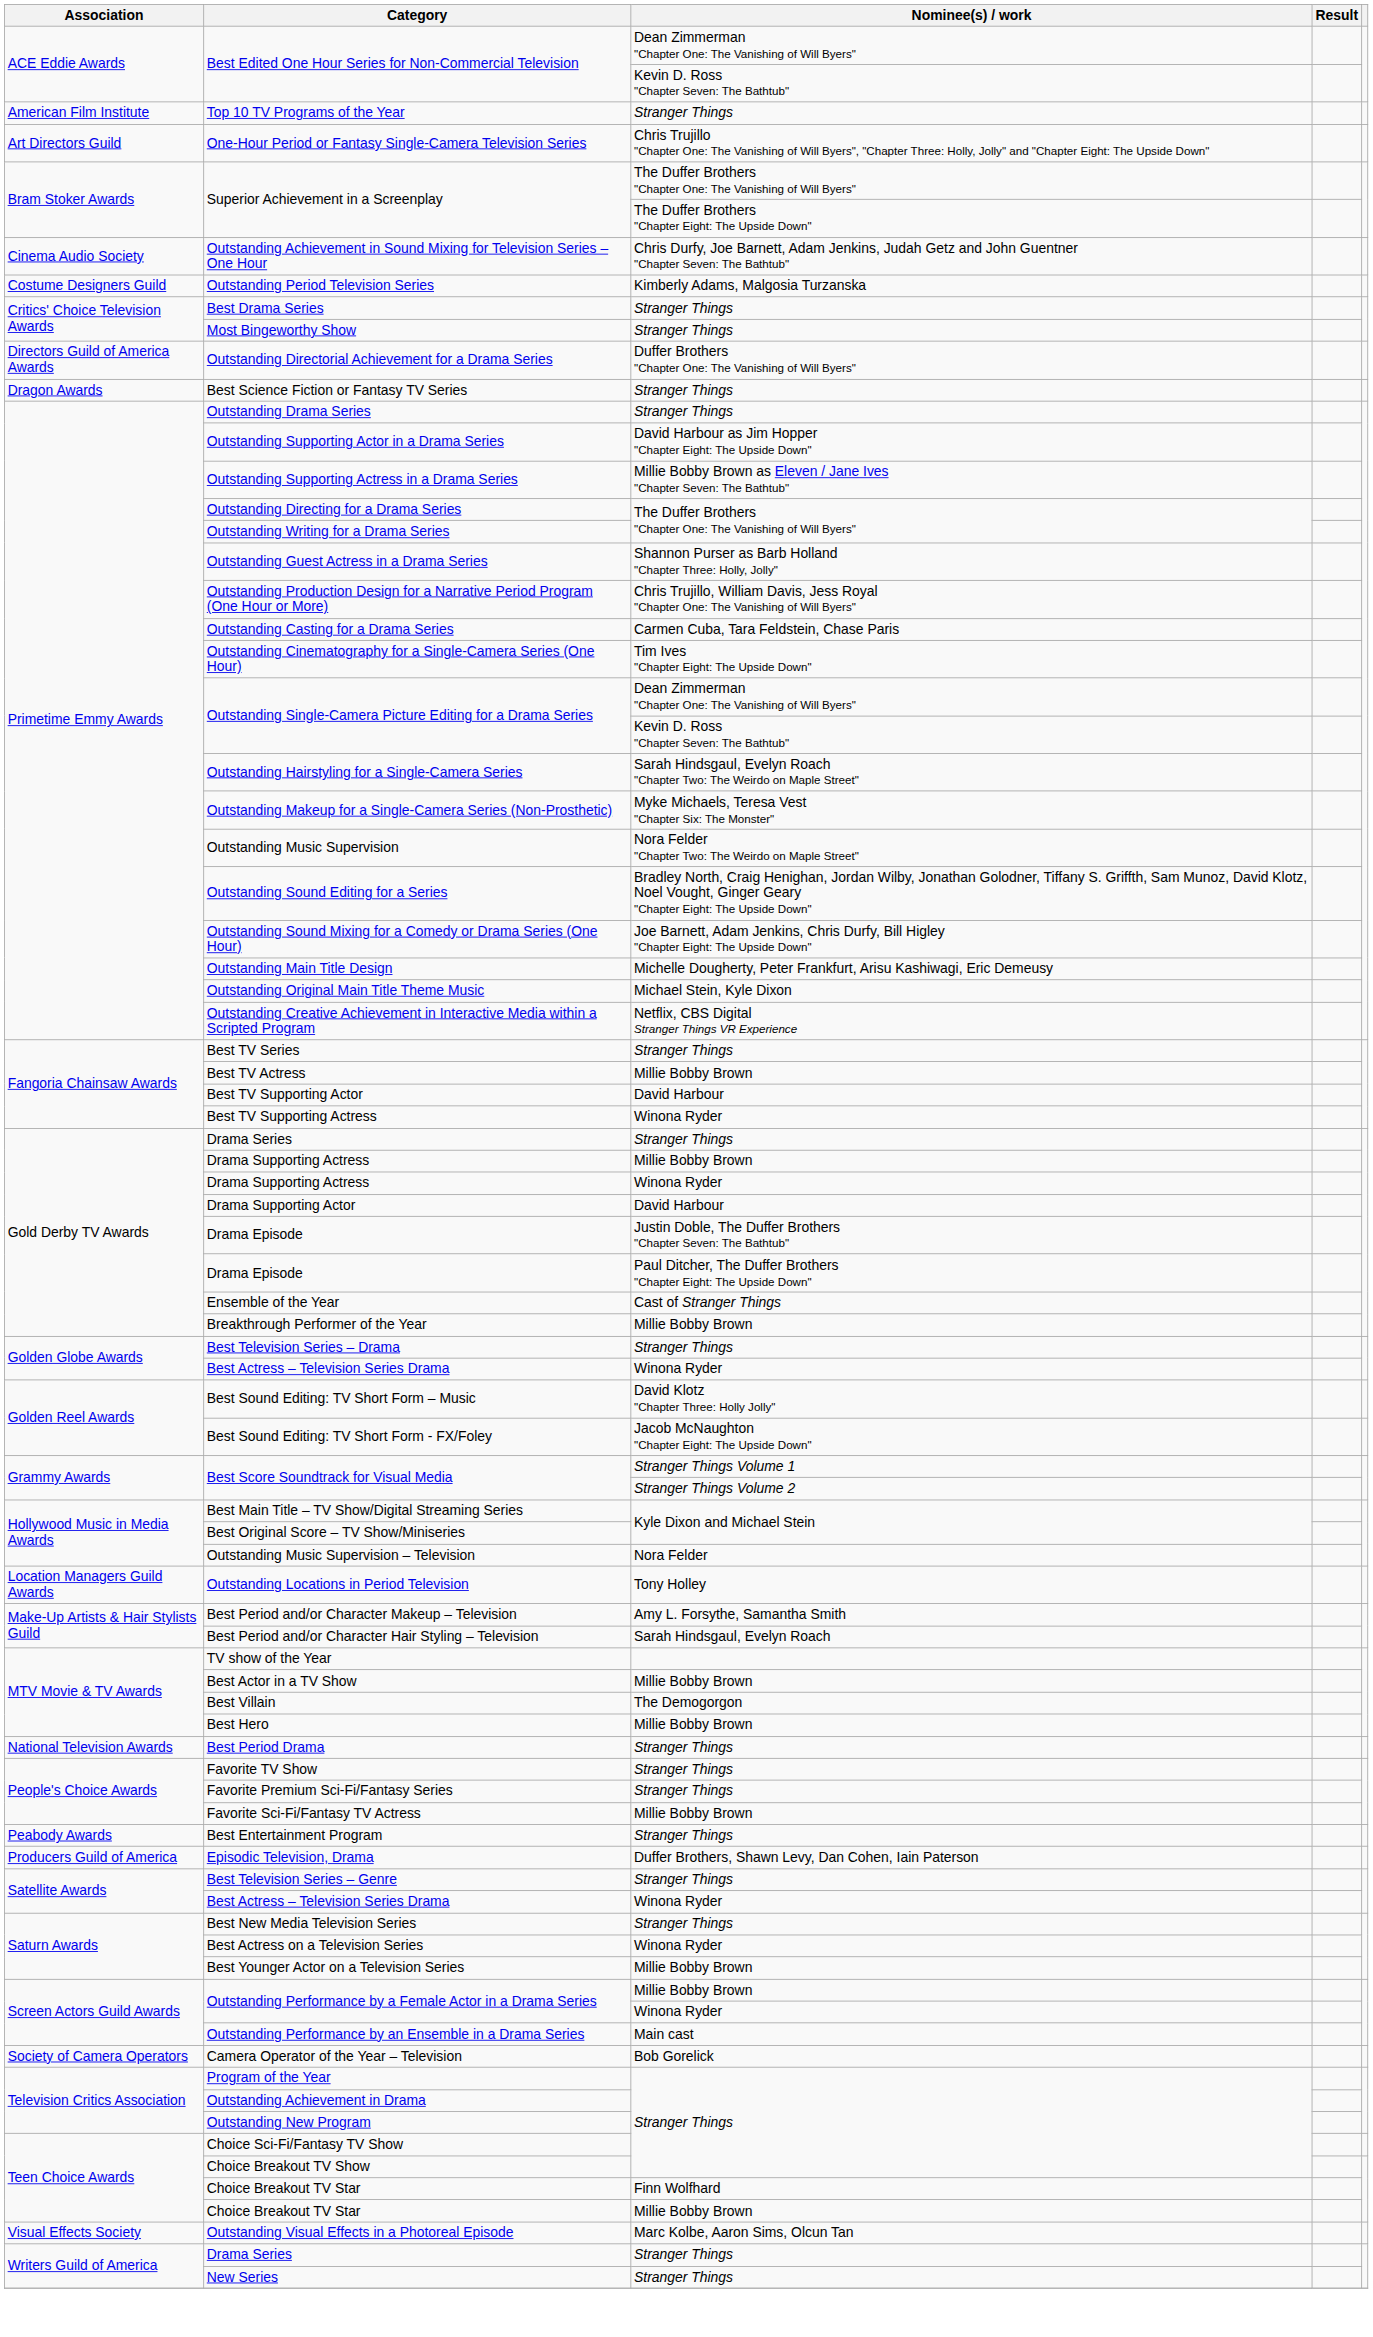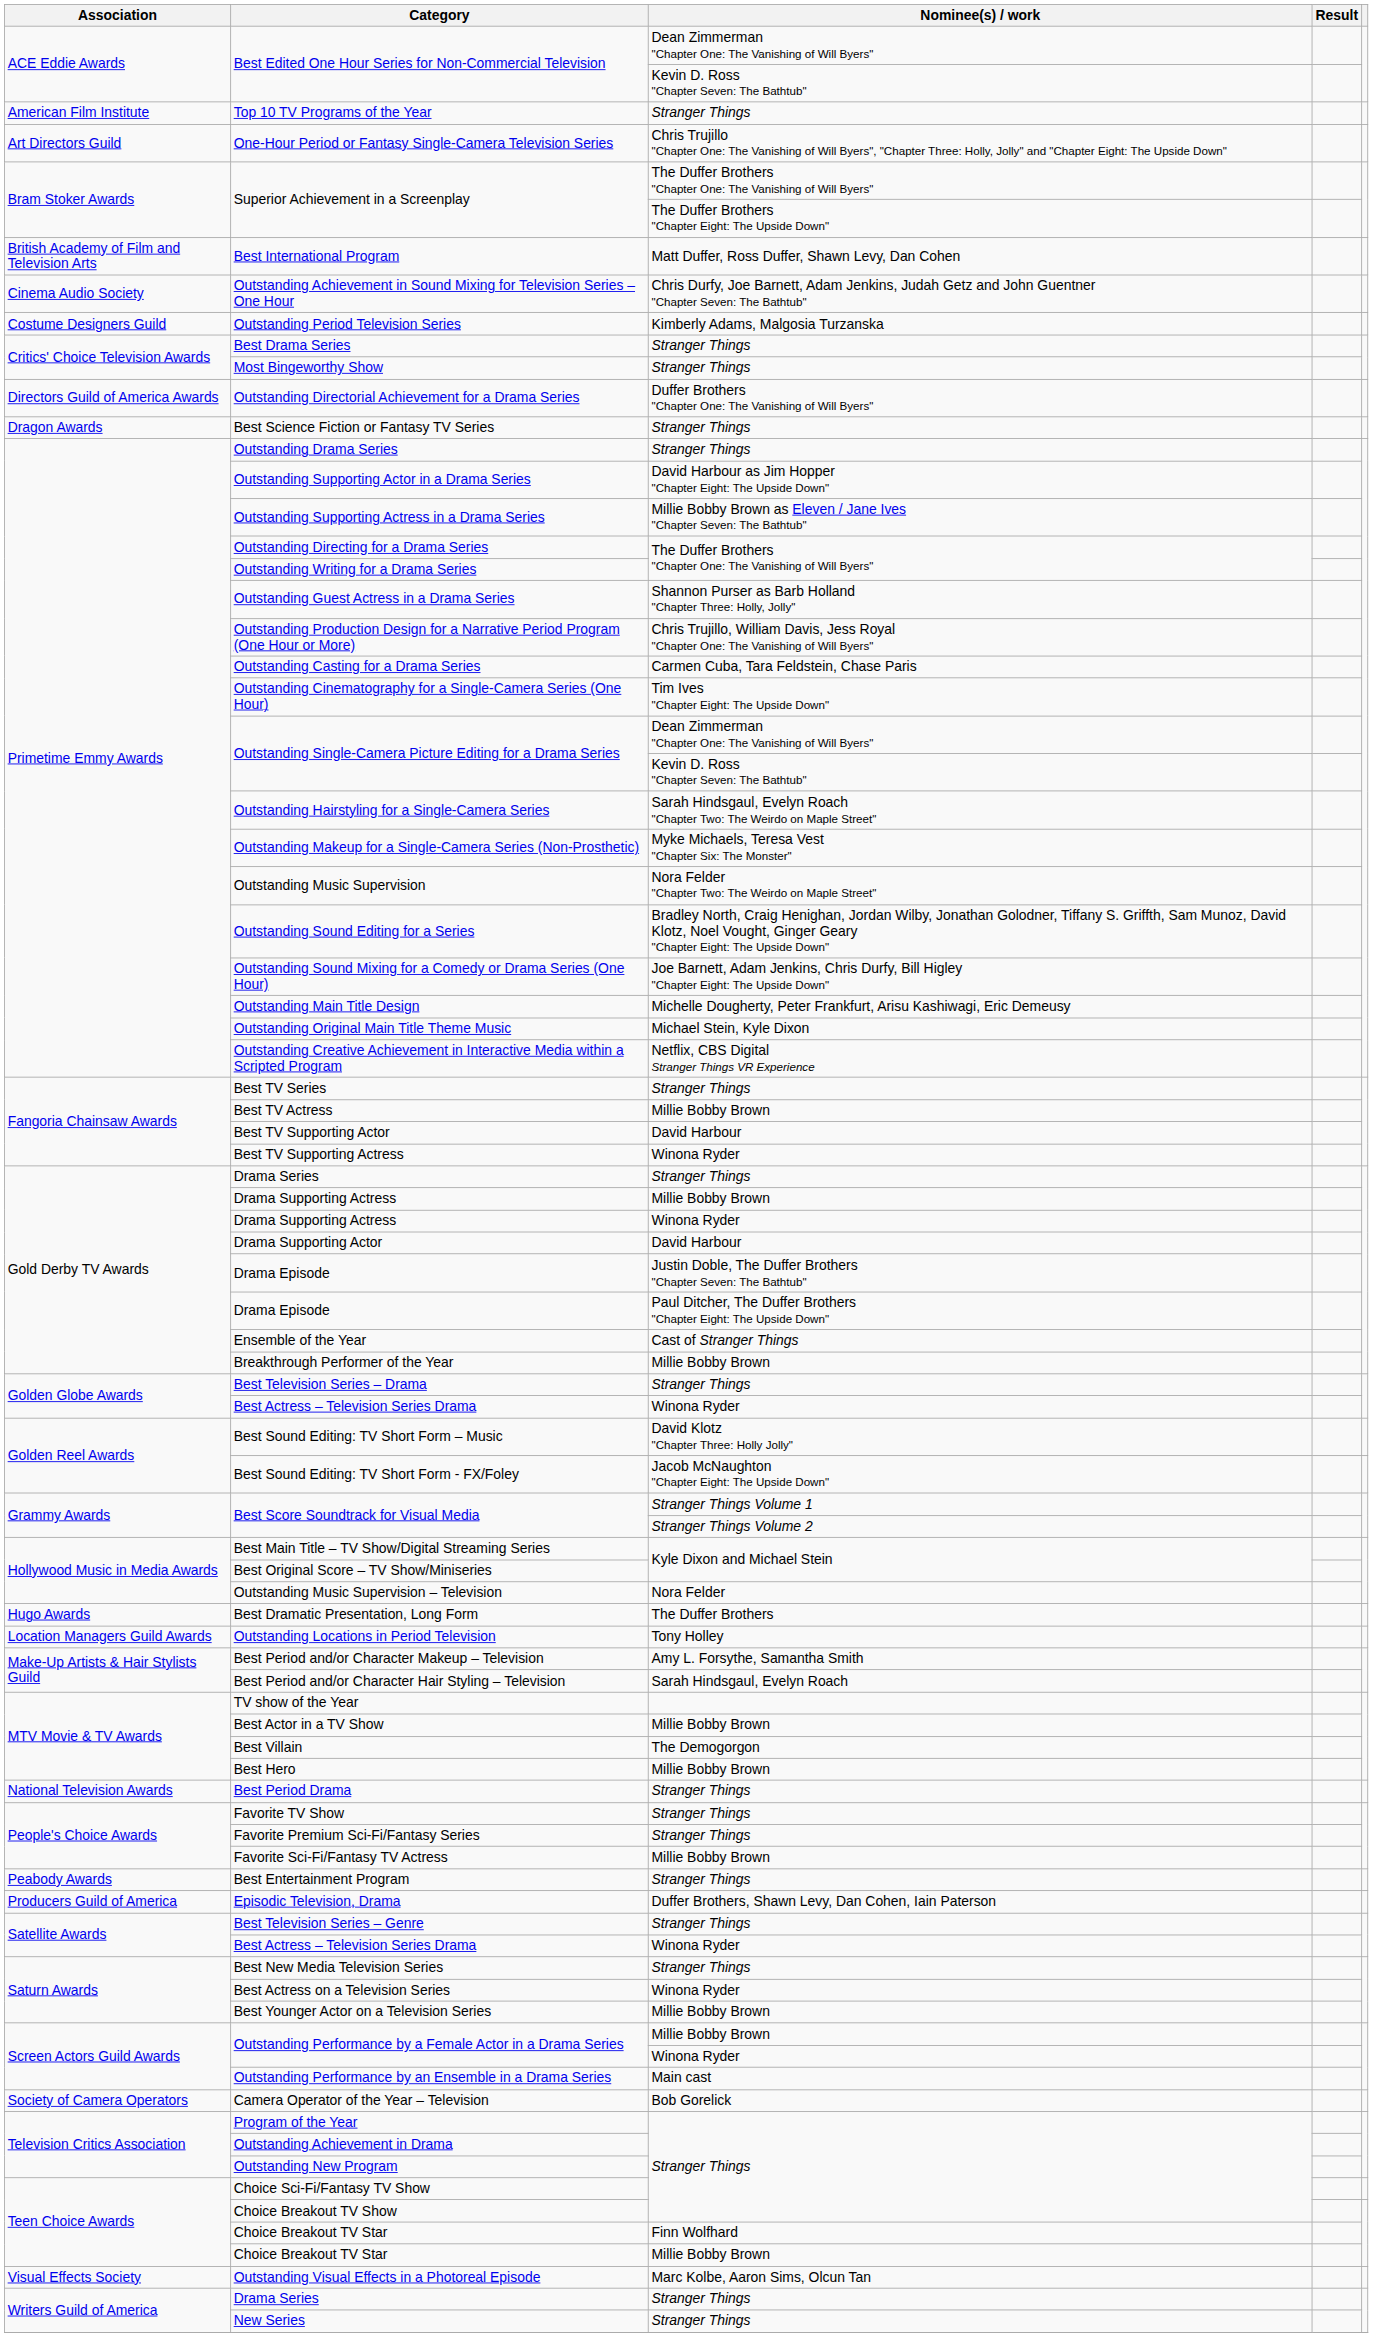+ row: (316, 256)
+ row: (356, 1614)
